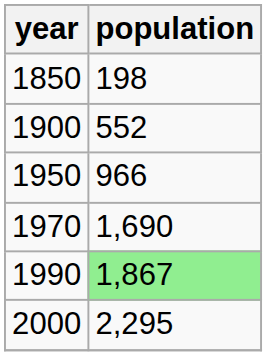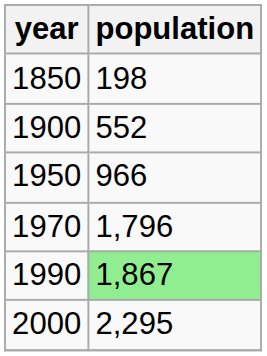(134, 226) 1,690 -> (134, 226) 1,796
